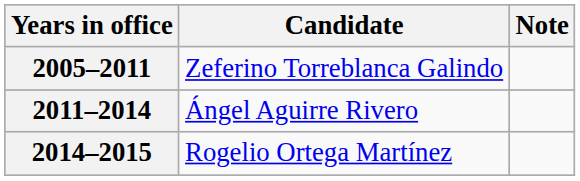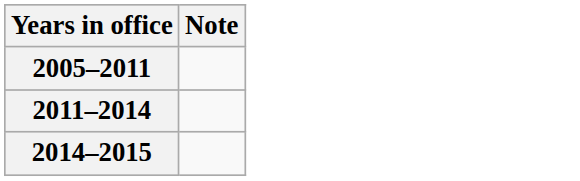- column: (344, 25)
